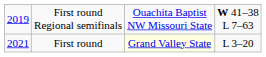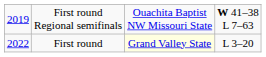(18, 43) 2021 -> (18, 43) 2022
